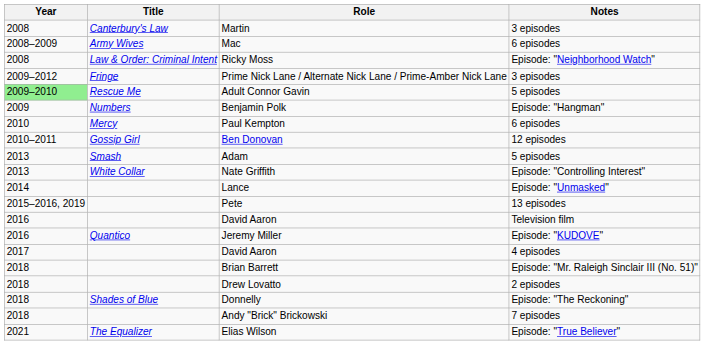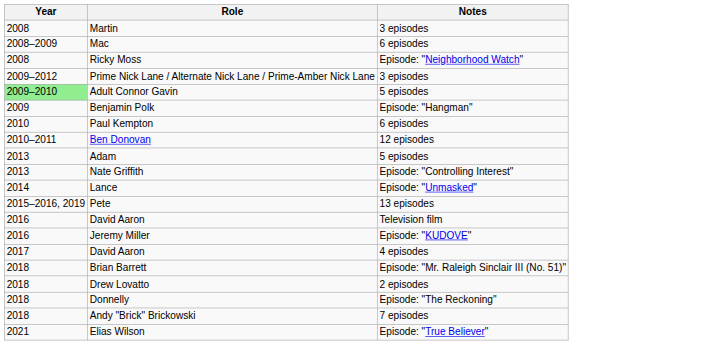- column: (153, 12)
